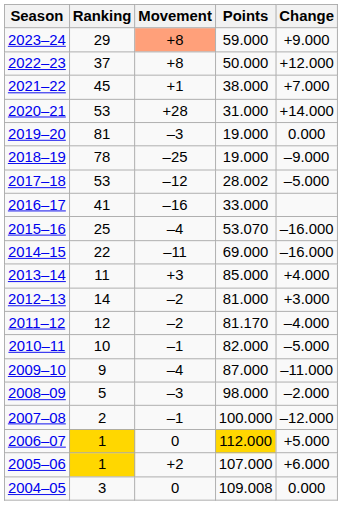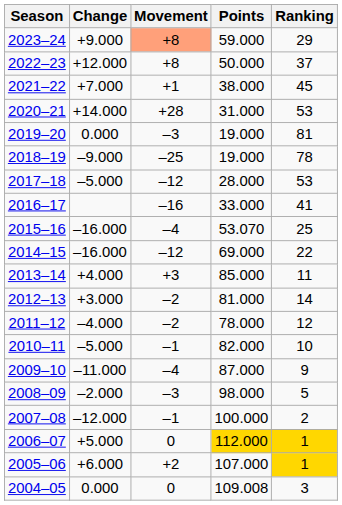columns swapped: (102, 16) <-> (307, 16)
(246, 181) 28.002 -> (241, 181) 28.000
(175, 252) –11 -> (171, 252) –12
(246, 323) 81.170 -> (241, 323) 78.000
